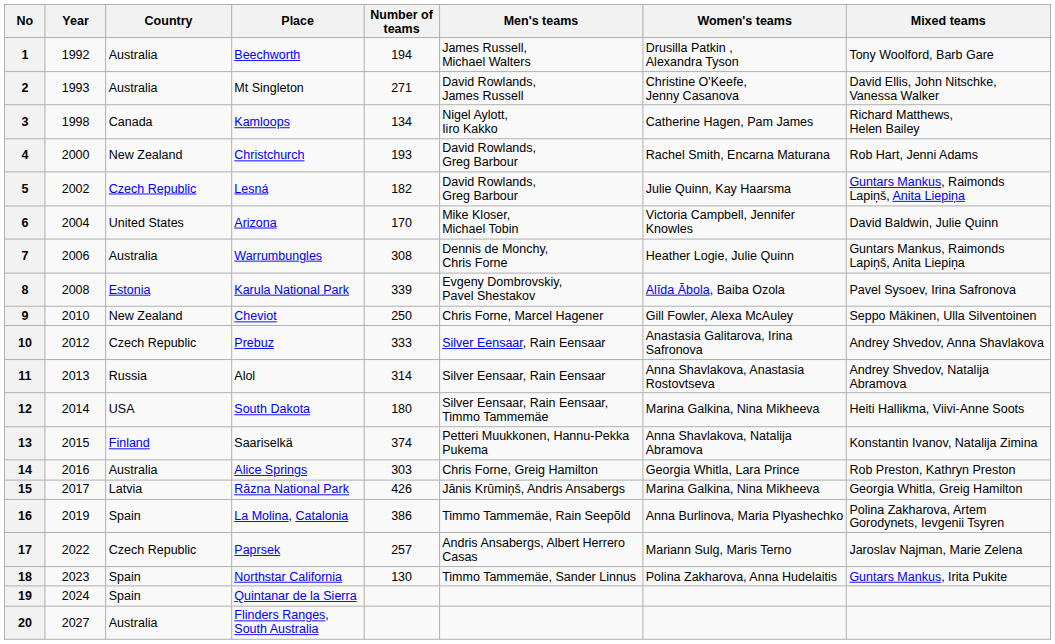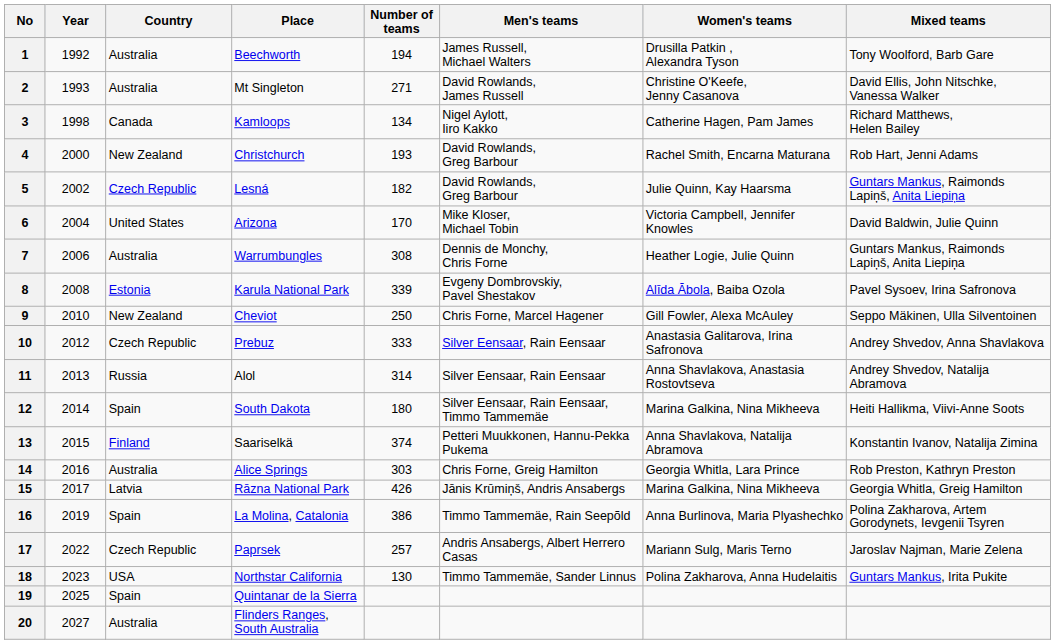(122, 409) USA -> (125, 409) Spain
(125, 576) Spain -> (122, 576) USA
(76, 596) 2024 -> (76, 596) 2025
